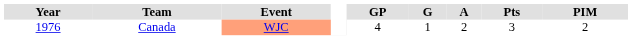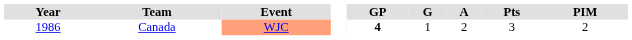(48, 27) 1976 -> (48, 27) 1986
(378, 27) normal -> (378, 27) bold
